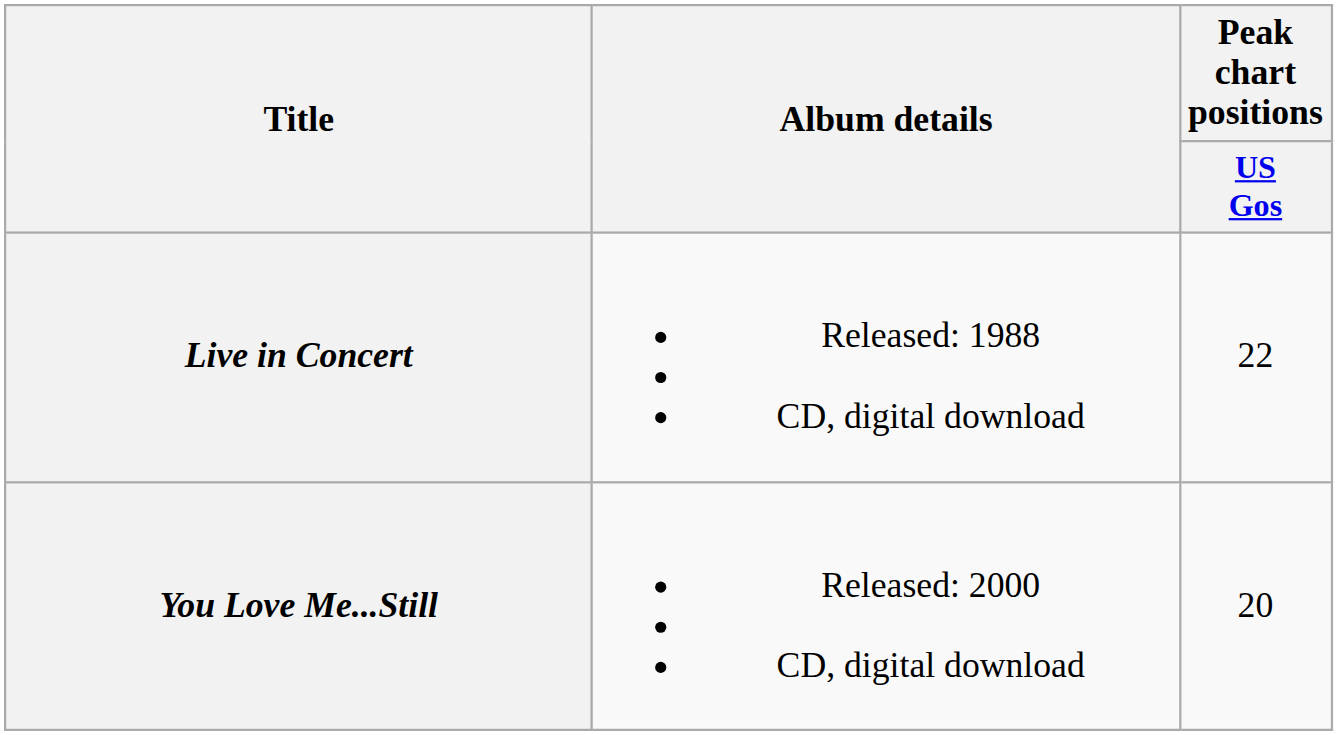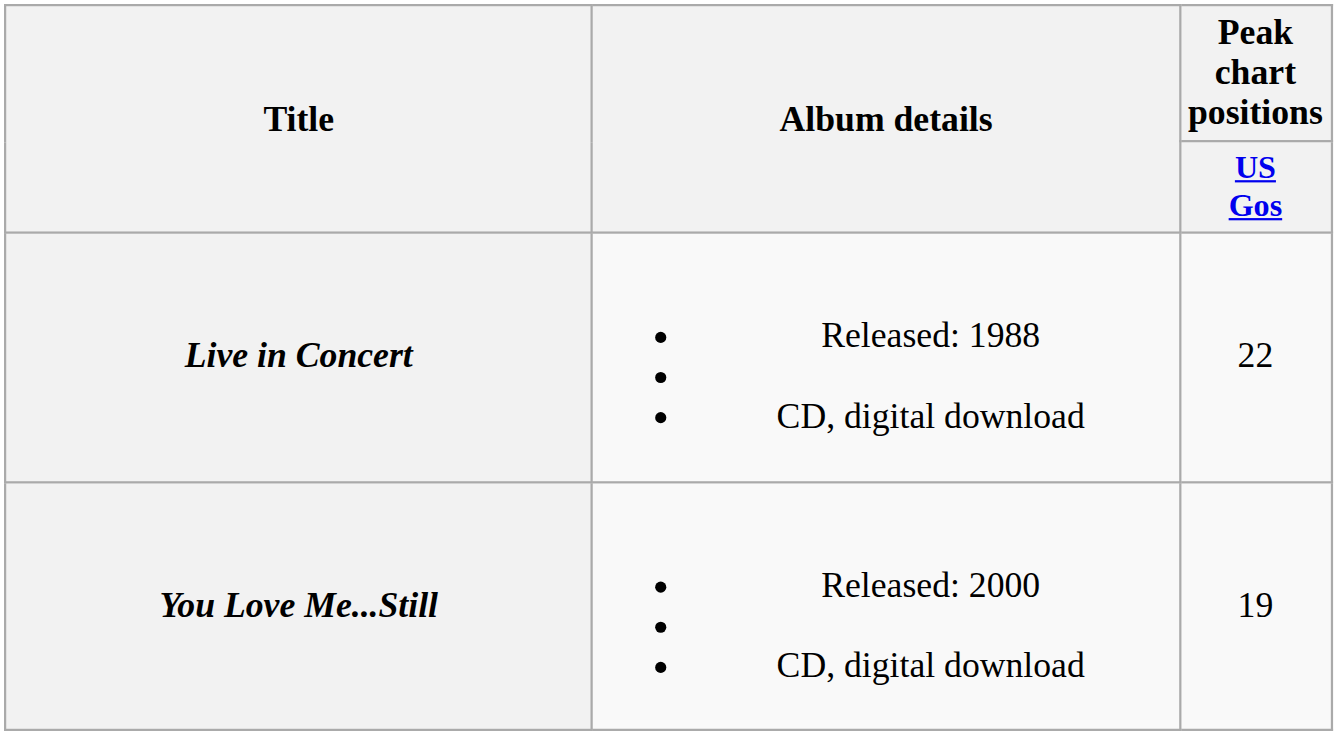(1255, 604) 20 -> (1255, 604) 19
